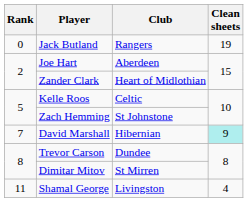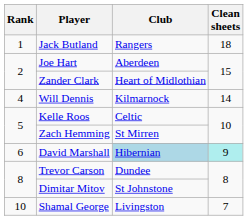(20, 44) 0 -> (20, 44) 1
(226, 44) 19 -> (226, 44) 18
+ row: (66, 98)
(144, 116) St Johnstone -> (137, 134) St Mirren
(20, 134) 7 -> (20, 152) 6
(138, 134) no background -> (138, 152) lightblue background
(137, 170) St Mirren -> (144, 188) St Johnstone
(20, 188) 11 -> (20, 206) 10
(226, 188) 4 -> (226, 206) 7
